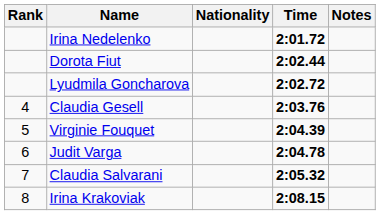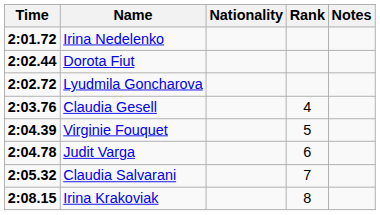columns swapped: (25, 15) <-> (300, 15)
